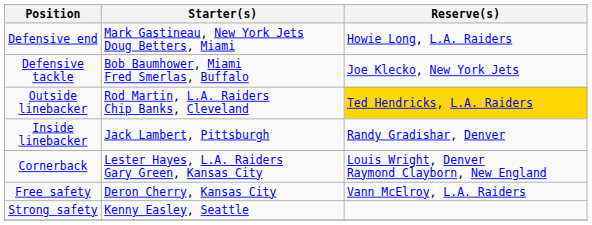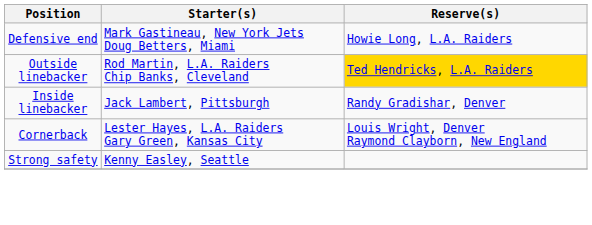- row: (53, 71)
- row: (53, 192)
